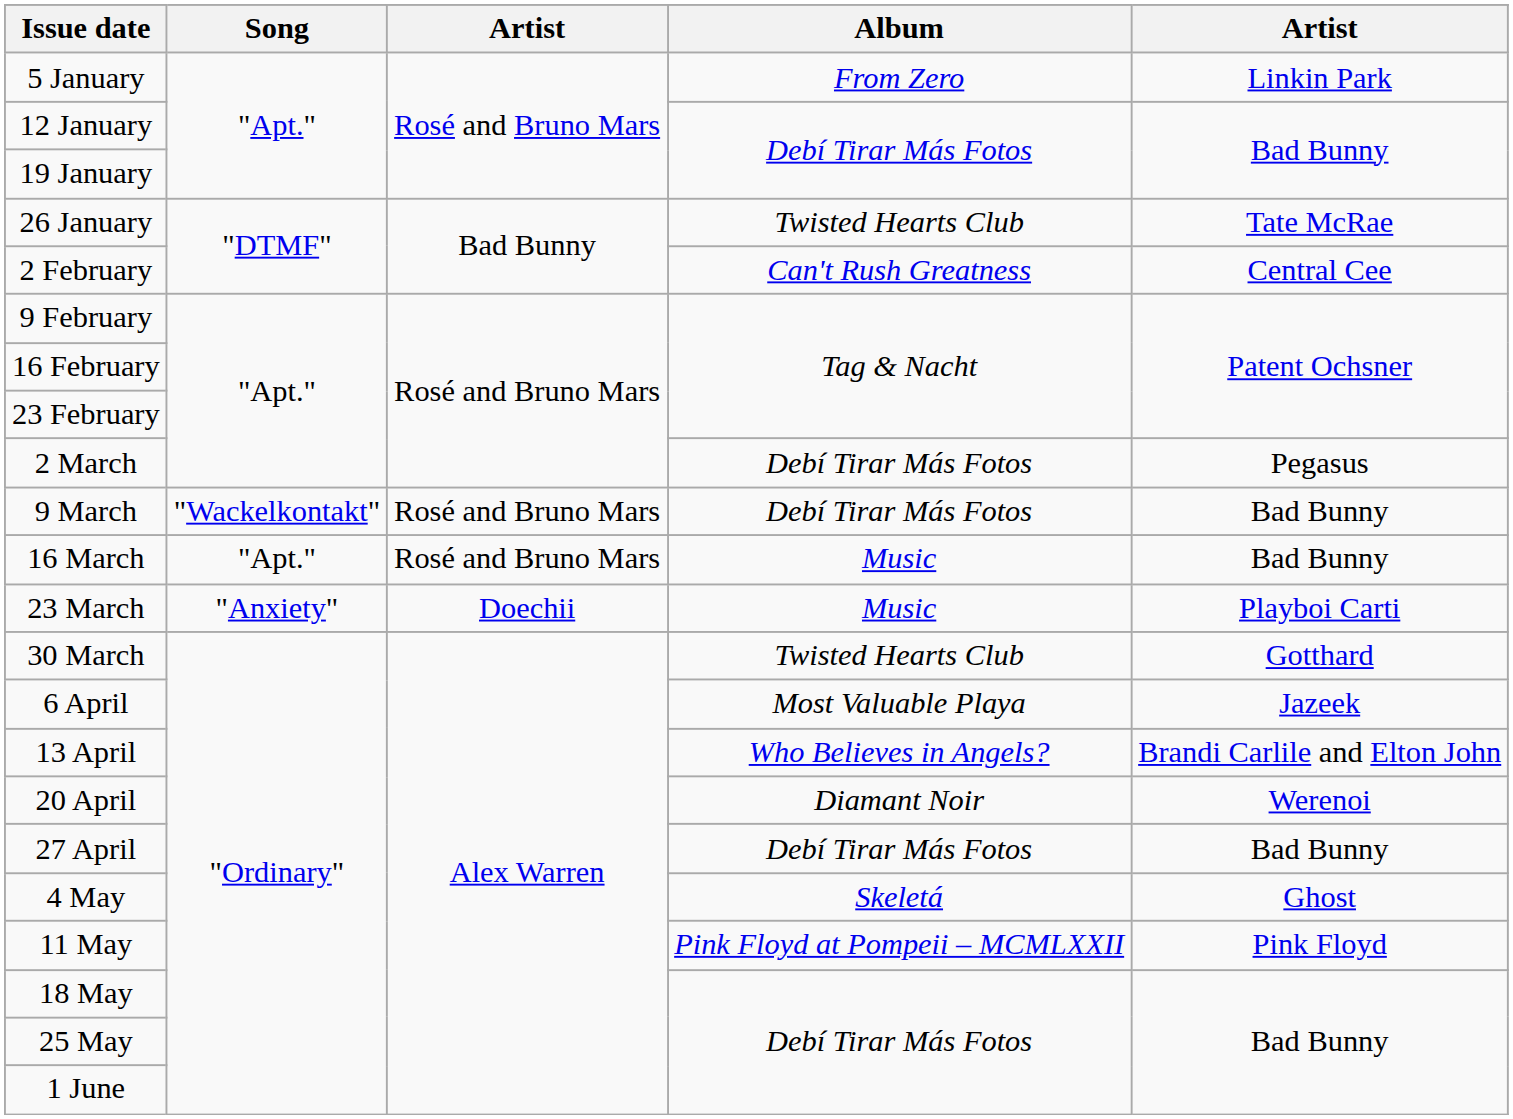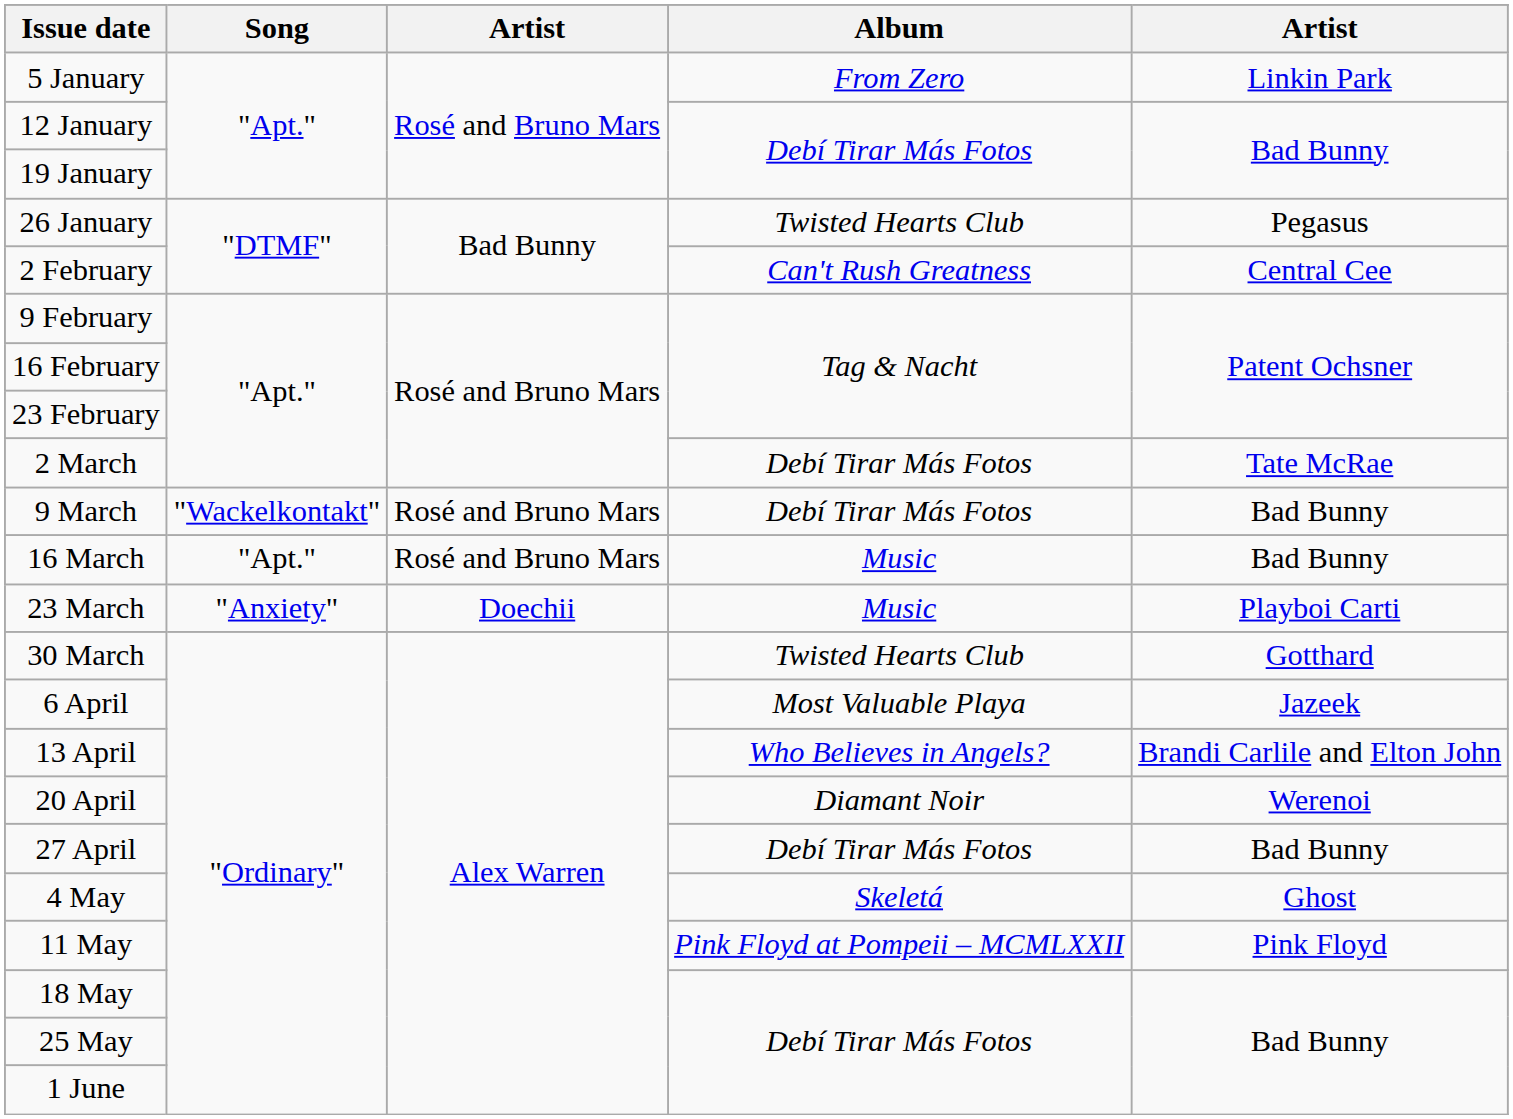(1320, 221) Tate McRae -> (1320, 221) Pegasus
(1320, 462) Pegasus -> (1320, 462) Tate McRae
